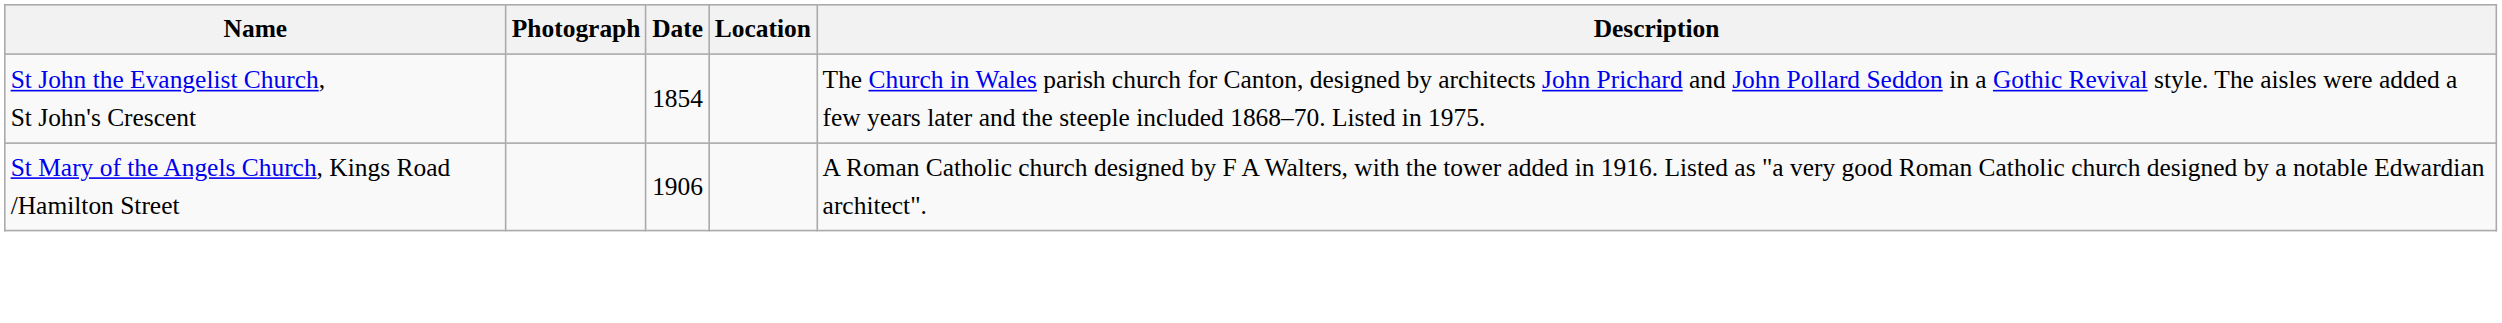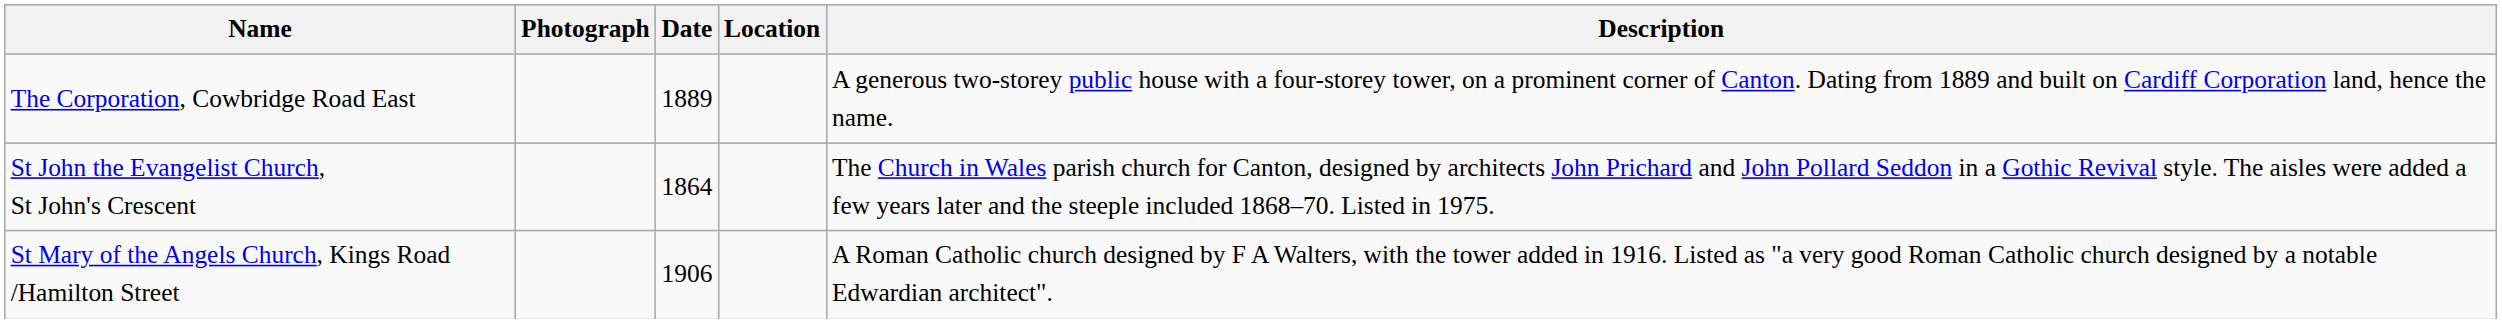+ row: (213, 98)
(678, 98) 1854 -> (687, 186) 1864
